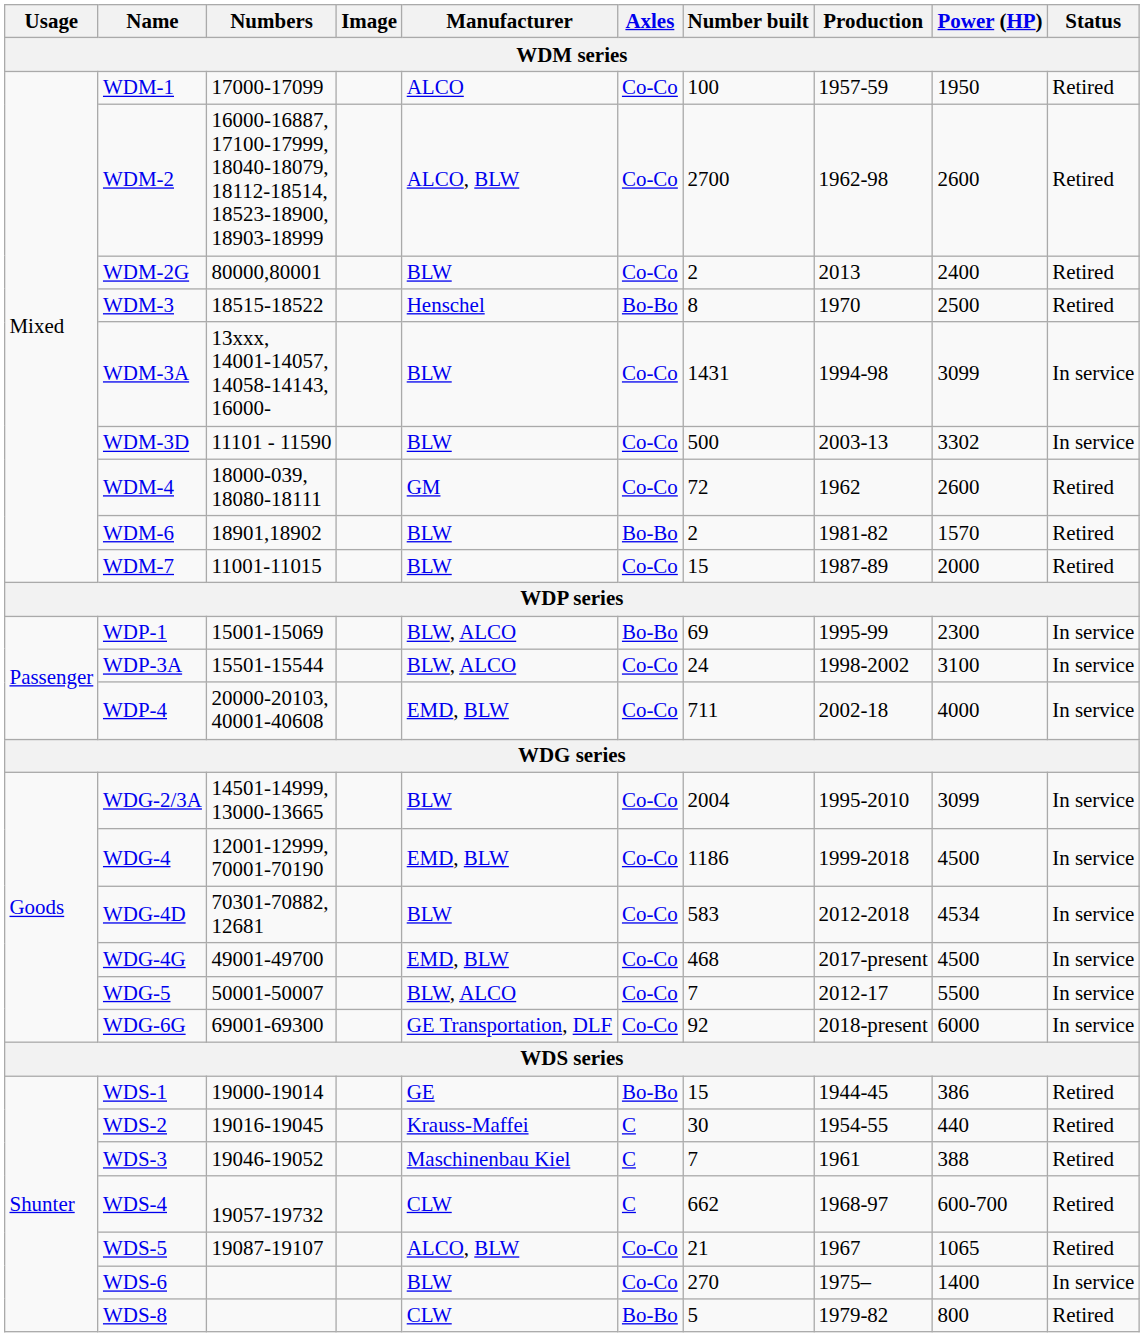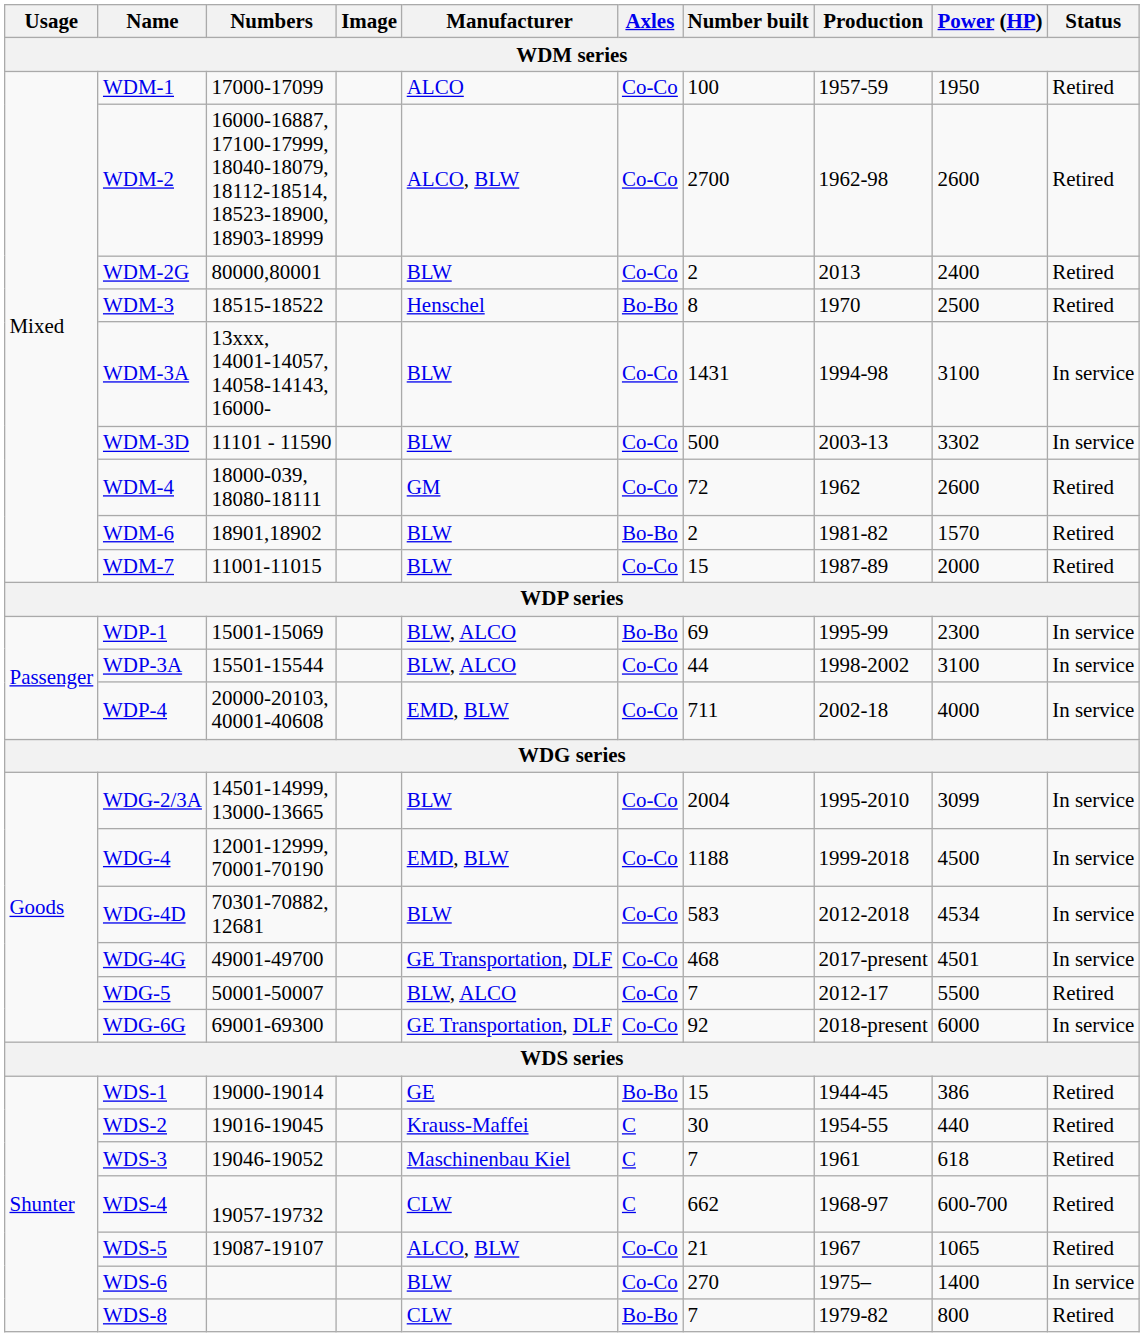(959, 373) 3099 -> (959, 373) 3100
(698, 665) 24 -> (698, 665) 44
(708, 857) 1186 -> (708, 857) 1188
(458, 959) EMD, BLW -> (509, 959) GE Transportation, DLF
(959, 959) 4500 -> (959, 959) 4501
(1093, 992) In service -> (1083, 992) Retired
(953, 1158) 388 -> (953, 1158) 618
(693, 1315) 5 -> (693, 1315) 7
